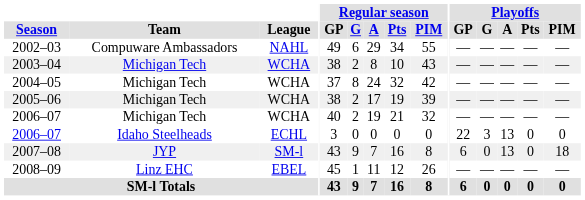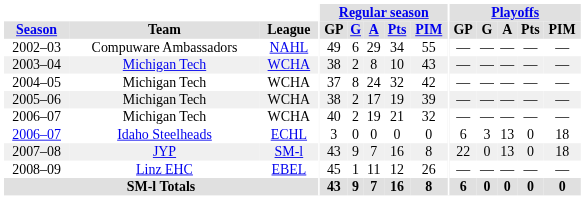(463, 134) 22 -> (463, 134) 6
(562, 134) 0 -> (562, 134) 18
(463, 151) 6 -> (463, 151) 22
